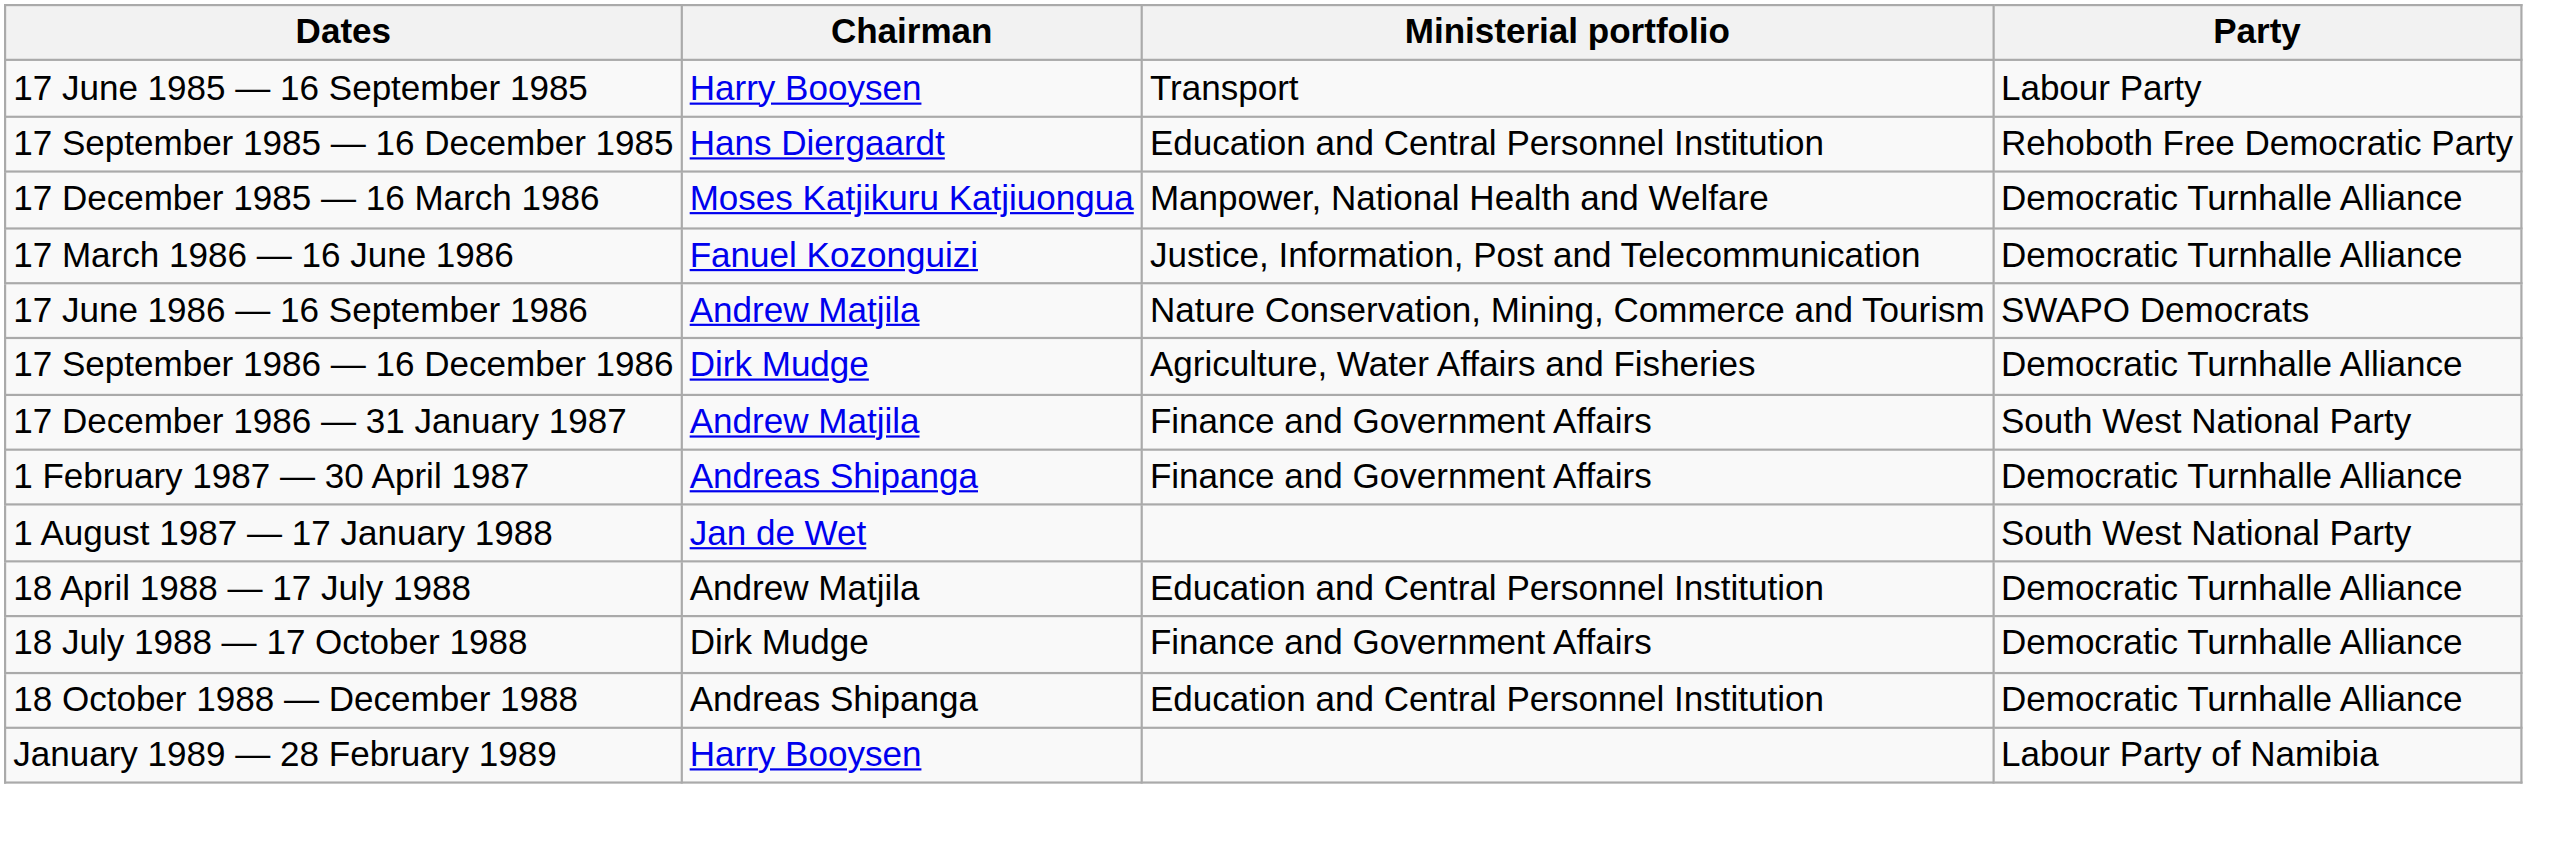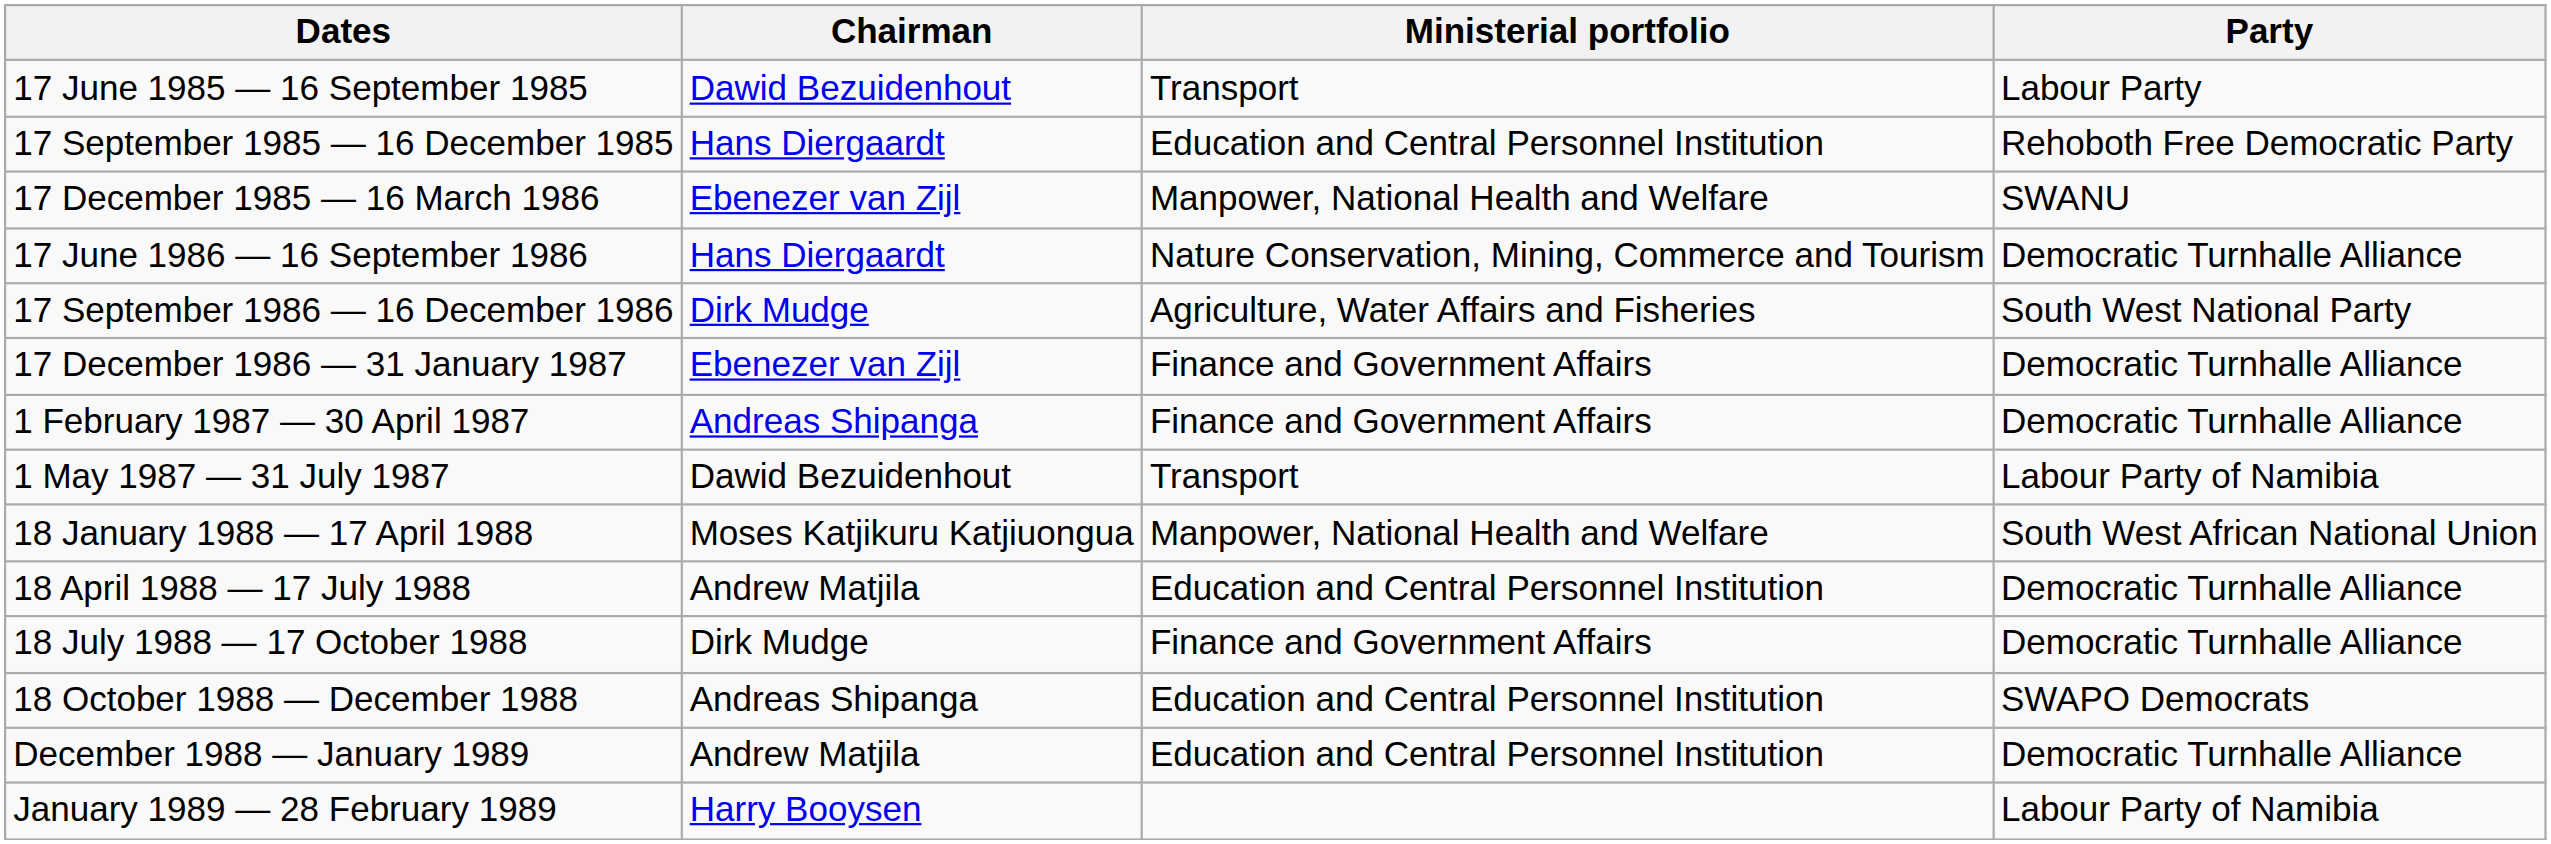(806, 87) Harry Booysen -> (850, 87) Dawid Bezuidenhout
(912, 198) Moses Katjikuru Katjiuongua -> (825, 198) Ebenezer van Zijl
(2232, 198) Democratic Turnhalle Alliance -> (2065, 198) SWANU
- row: (263, 254)
(805, 310) Andrew Matjila -> (817, 254) Hans Diergaardt
(2155, 310) SWAPO Democrats -> (2232, 254) Democratic Turnhalle Alliance
(2232, 365) Democratic Turnhalle Alliance -> (2206, 310) South West National Party
(805, 421) Andrew Matjila -> (825, 365) Ebenezer van Zijl
(2206, 421) South West National Party -> (2232, 365) Democratic Turnhalle Alliance
+ row: (231, 476)
- row: (283, 532)
+ row: (273, 532)
(2232, 699) Democratic Turnhalle Alliance -> (2155, 699) SWAPO Democrats
+ row: (271, 754)
